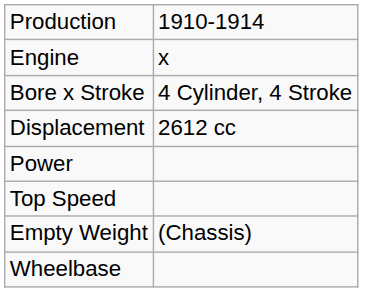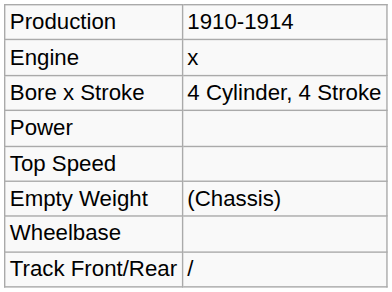- row: (77, 127)
+ row: (93, 269)
